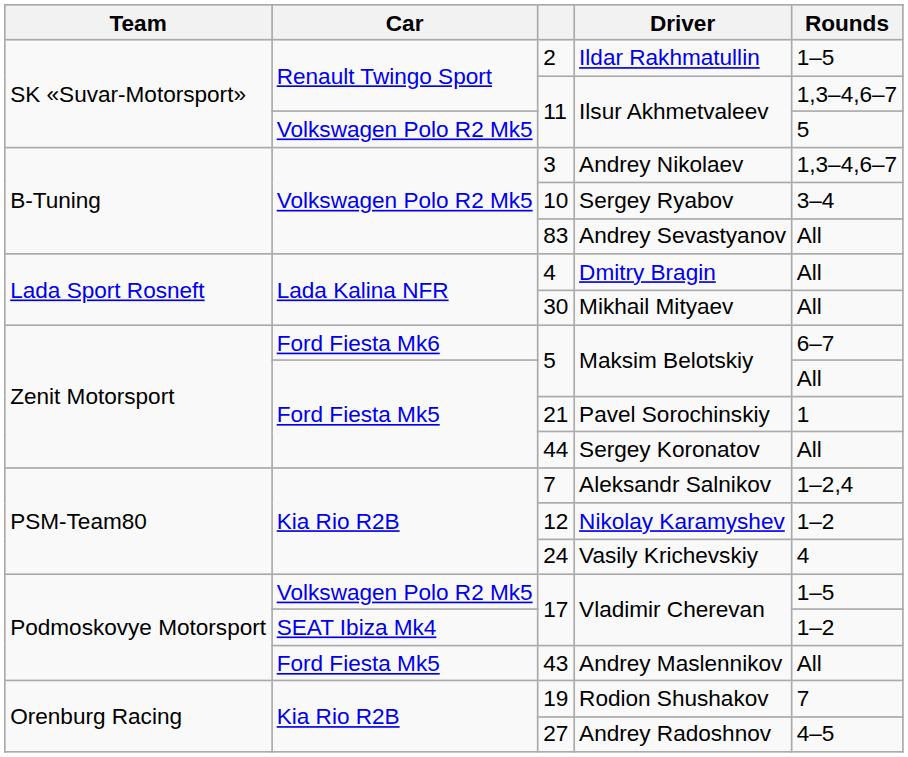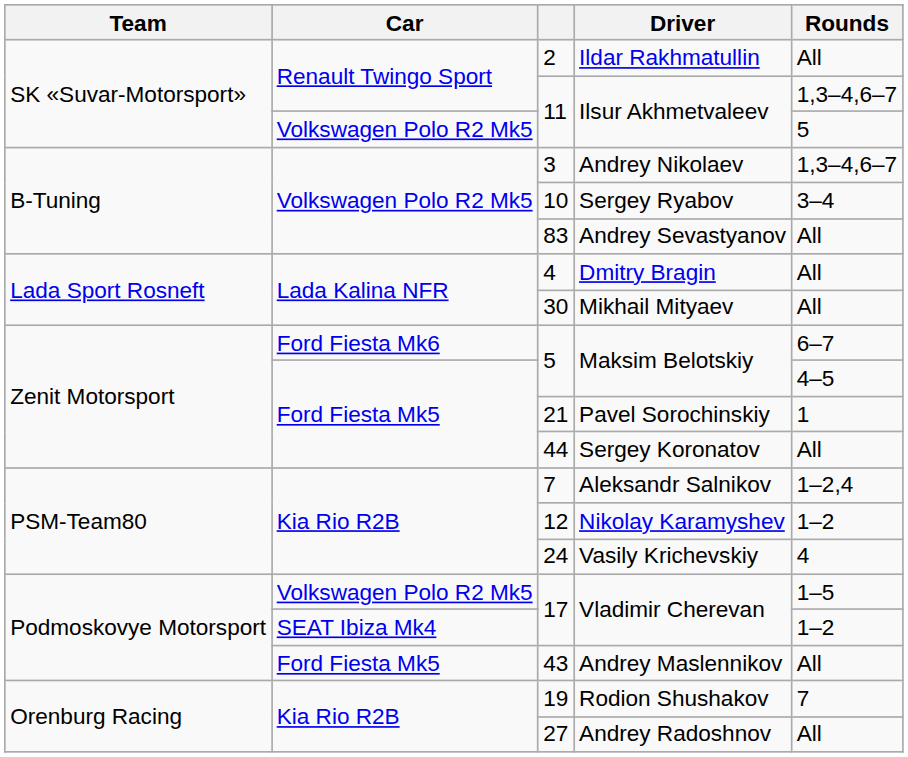(816, 58) 1–5 -> (809, 58) All
(809, 378) All -> (816, 378) 4–5
(816, 734) 4–5 -> (809, 734) All
